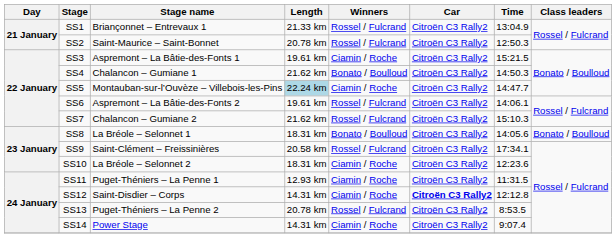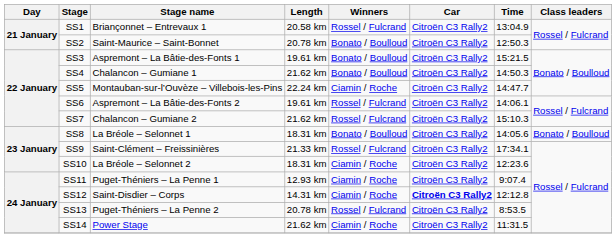(307, 27) 21.33 km -> (307, 27) 20.58 km
(369, 42) Rossel / Fulcrand -> (369, 42) Bonato / Boulloud
(364, 57) Ciamin / Roche -> (369, 57) Bonato / Boulloud
(307, 88) lightblue background -> (307, 88) no background
(307, 149) 20.58 km -> (307, 149) 21.33 km
(512, 179) 11:31.5 -> (512, 179) 9:07.4
(307, 225) 14.31 km -> (307, 225) 21.62 km
(512, 225) 9:07.4 -> (512, 225) 11:31.5
